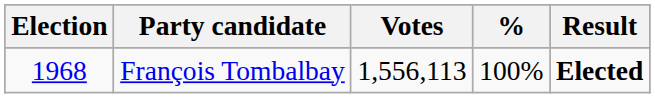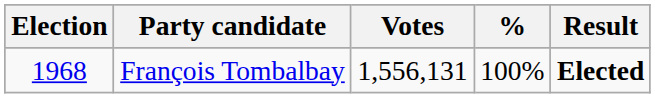(412, 69) 1,556,113 -> (412, 69) 1,556,131
